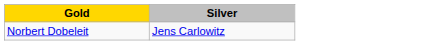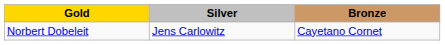+ column: (367, 13)
